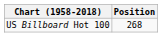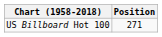(134, 25) 268 -> (134, 25) 271
